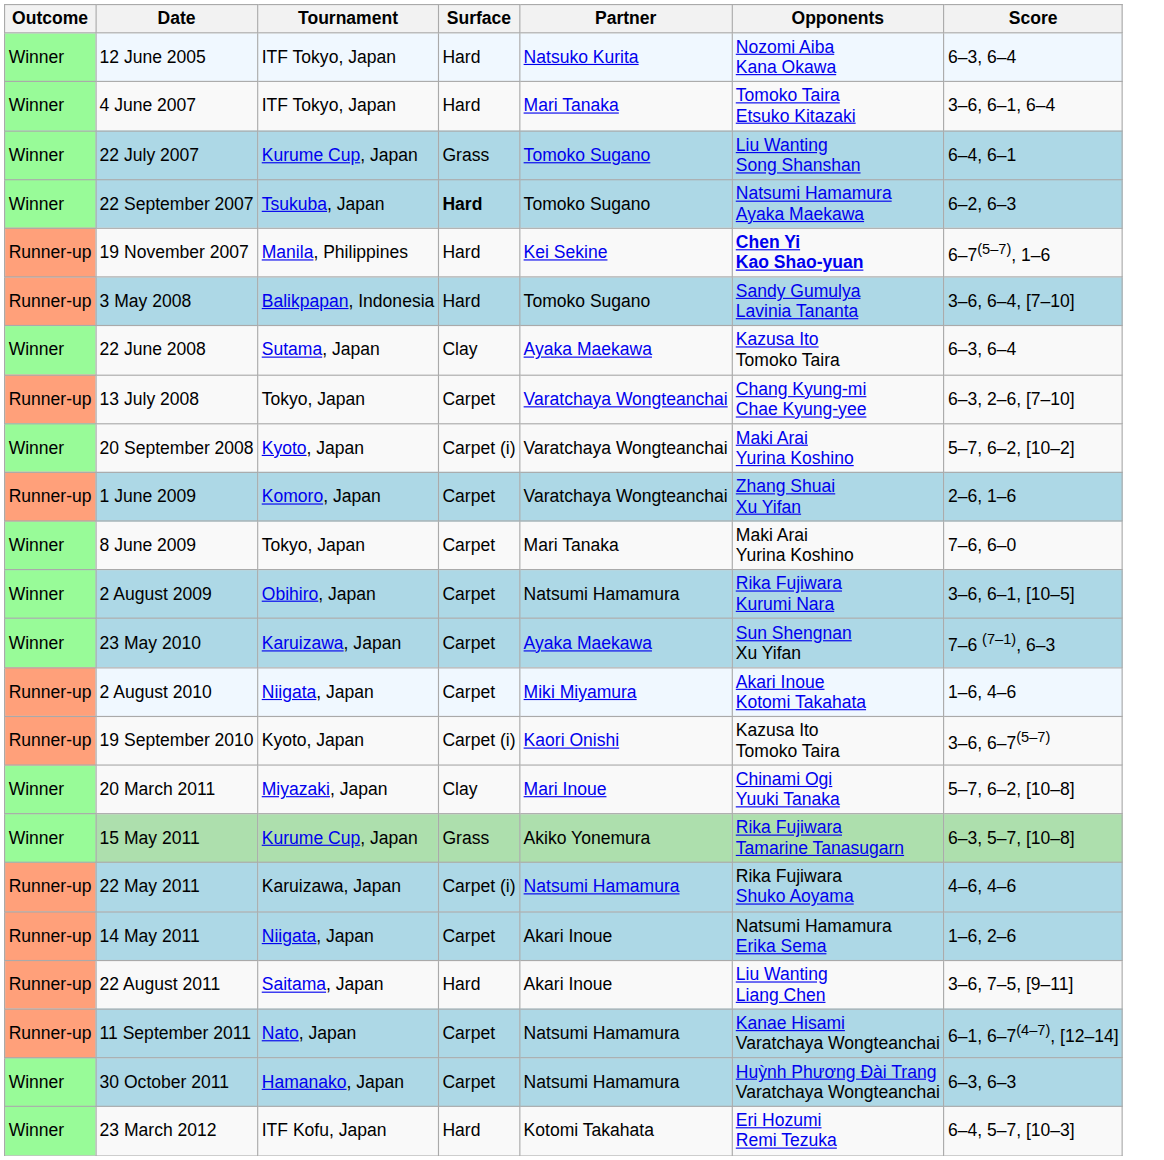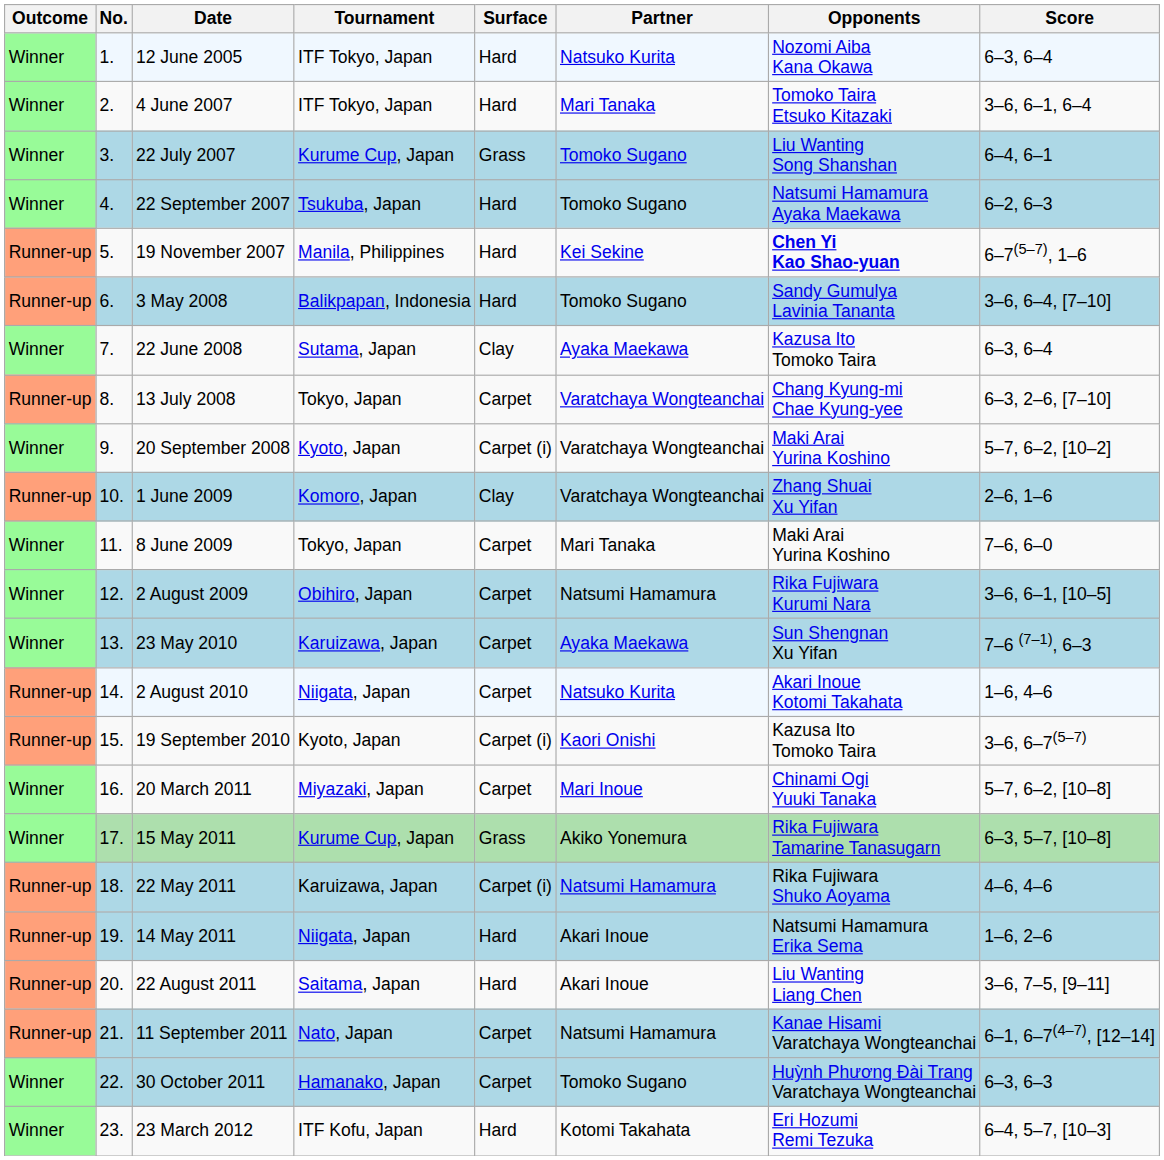+ column: (114, 18)
(462, 203) bold -> (498, 203) normal
(469, 496) Carpet -> (496, 496) Clay
(580, 691) Miki Miyamura -> (617, 691) Natsuko Kurita
(460, 788) Clay -> (505, 788) Carpet
(469, 935) Carpet -> (498, 935) Hard
(602, 1081) Natsumi Hamamura -> (623, 1081) Tomoko Sugano
